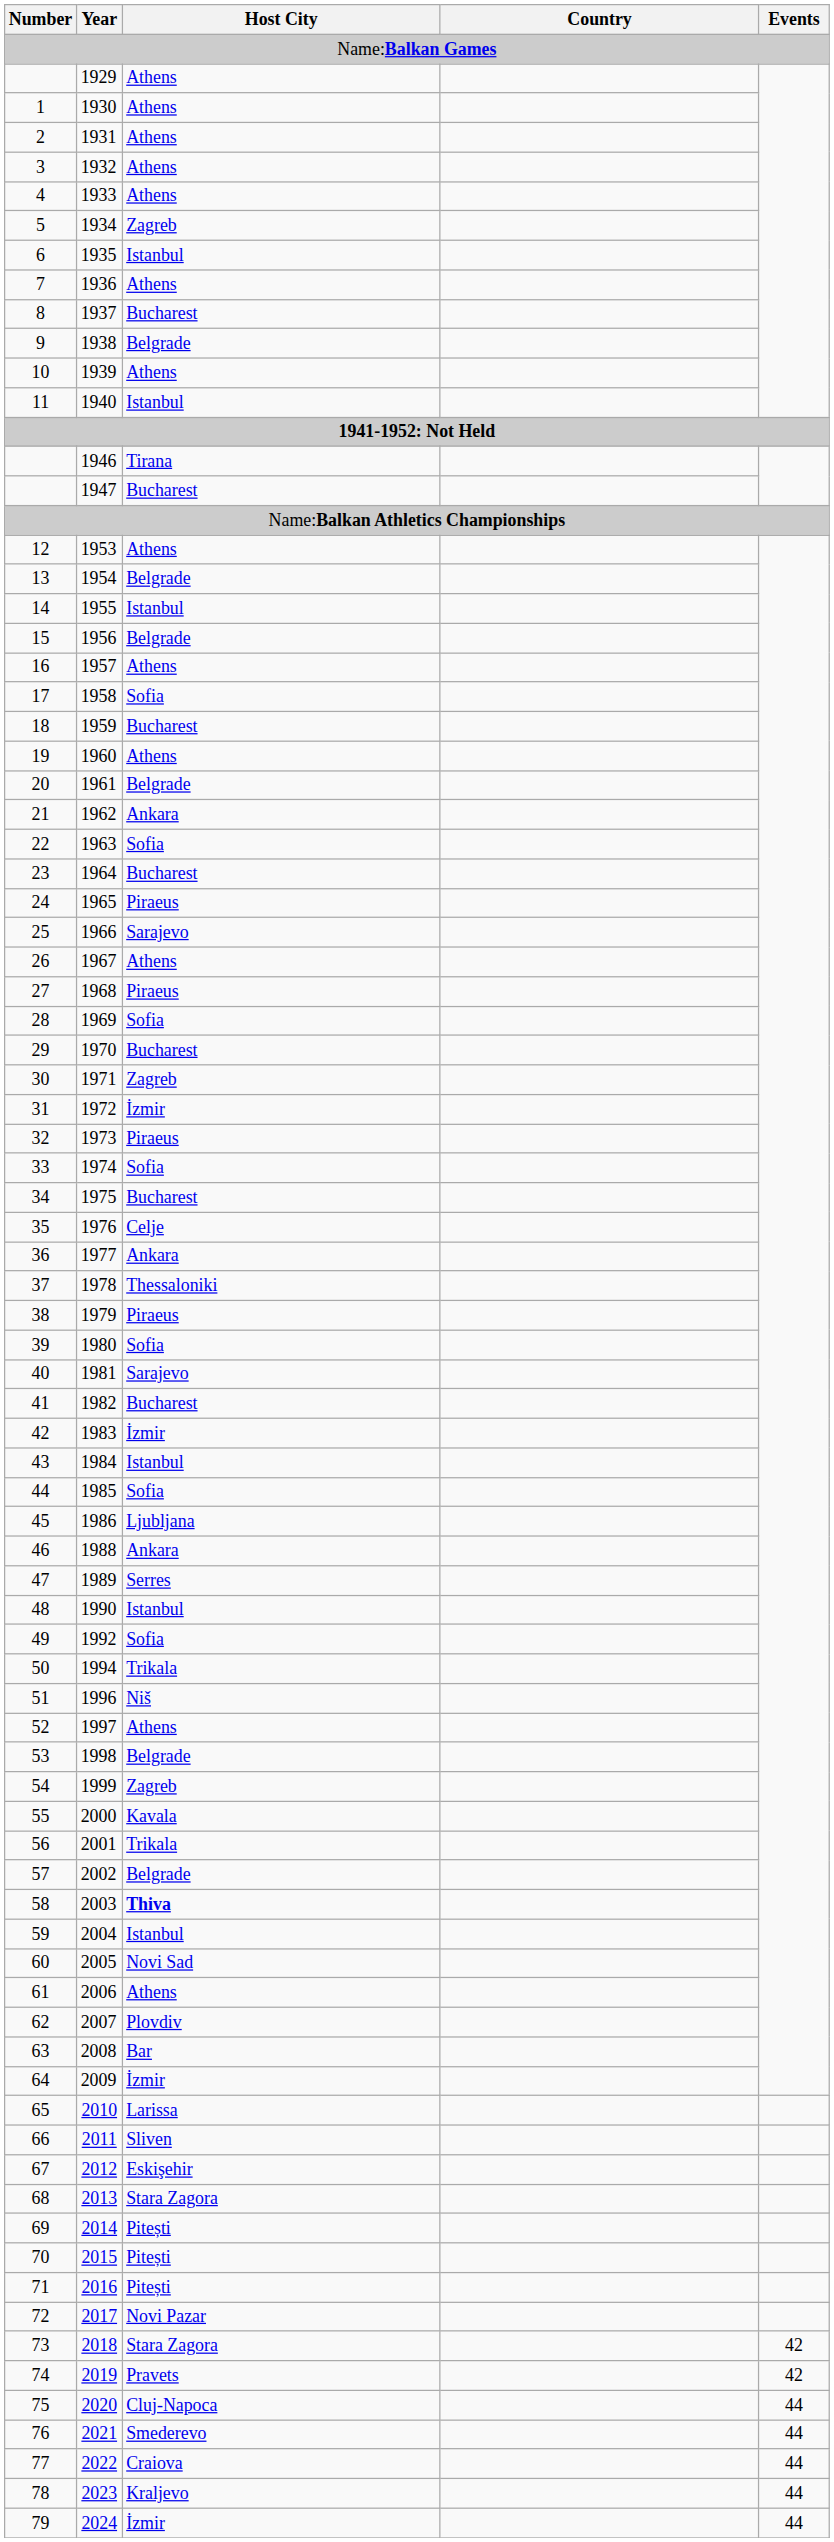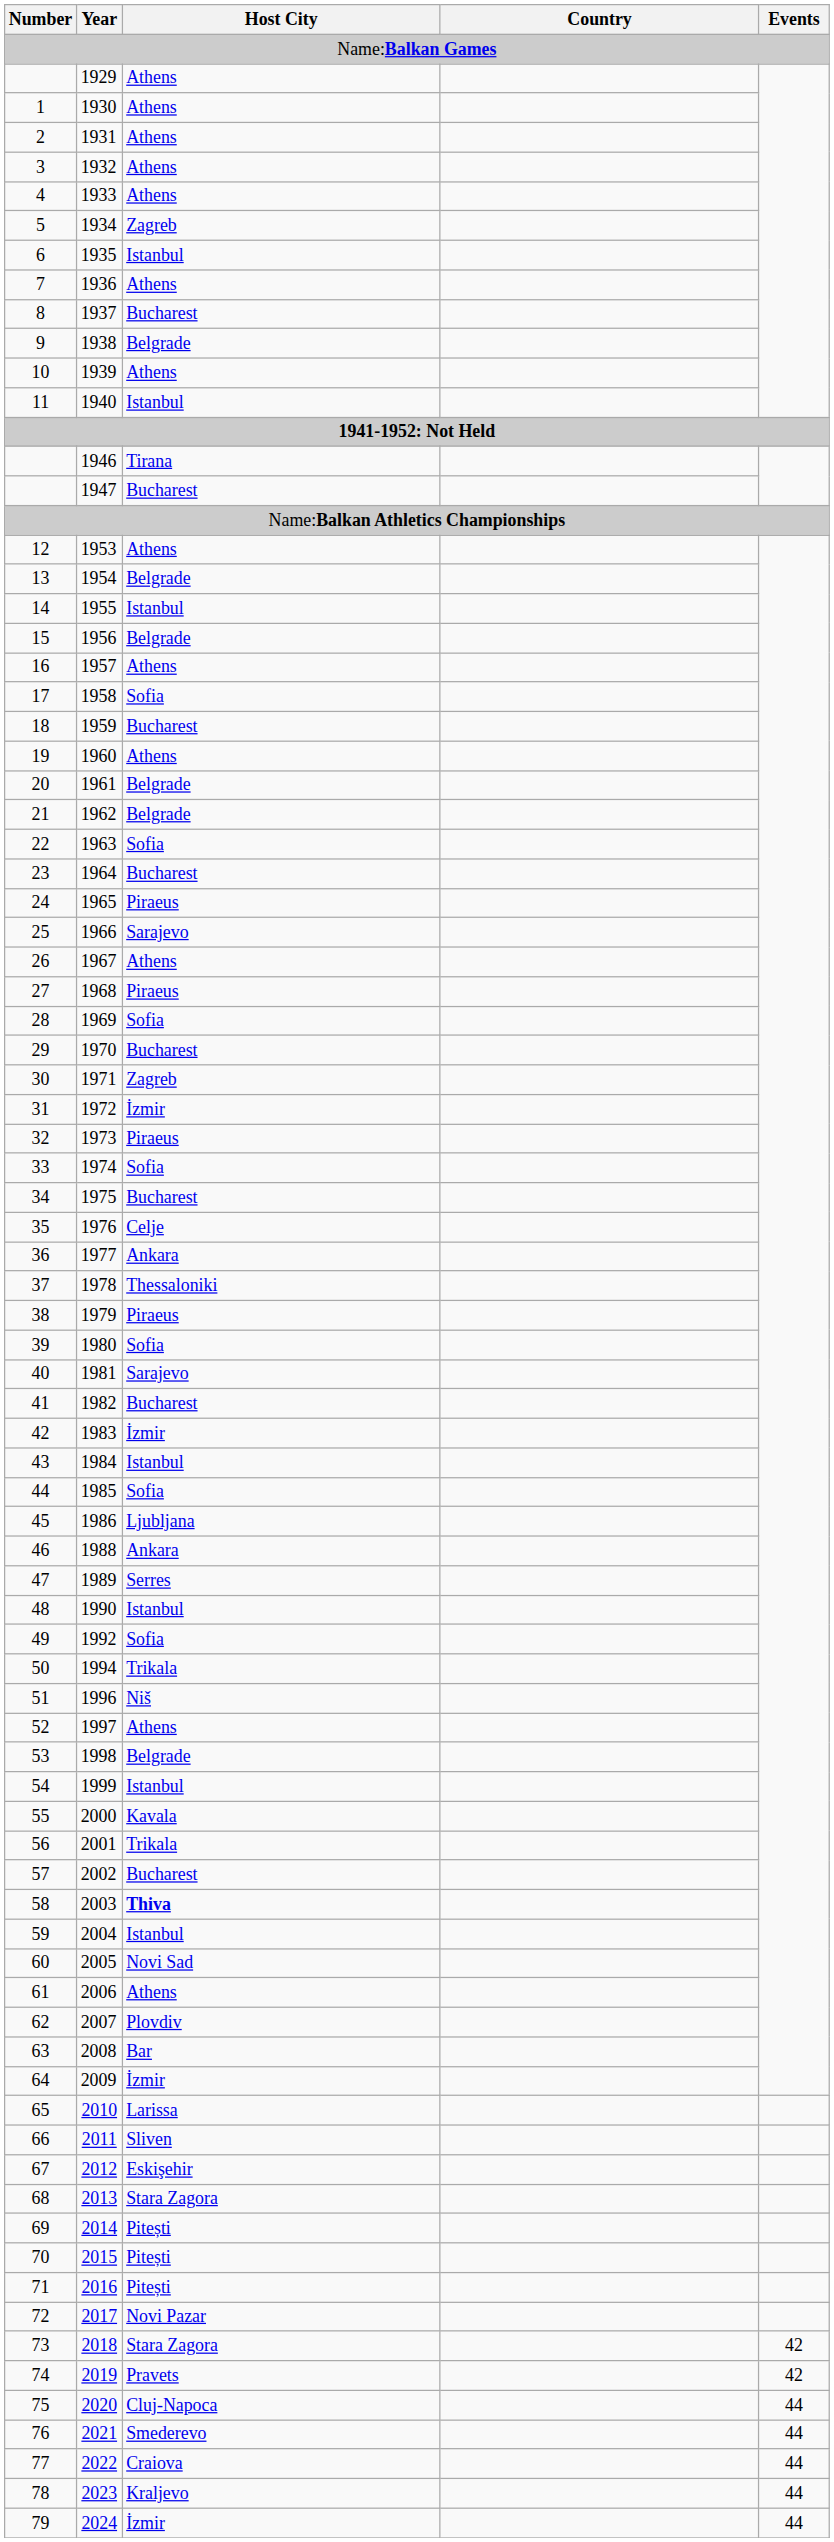(152, 814) Ankara -> (158, 814) Belgrade
(151, 1786) Zagreb -> (155, 1786) Istanbul
(158, 1874) Belgrade -> (162, 1874) Bucharest
